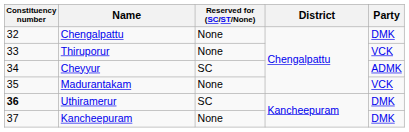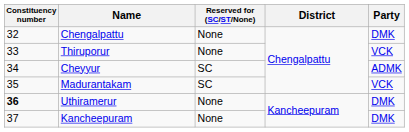(210, 85) None -> (205, 85) SC
(205, 102) SC -> (210, 102) None
